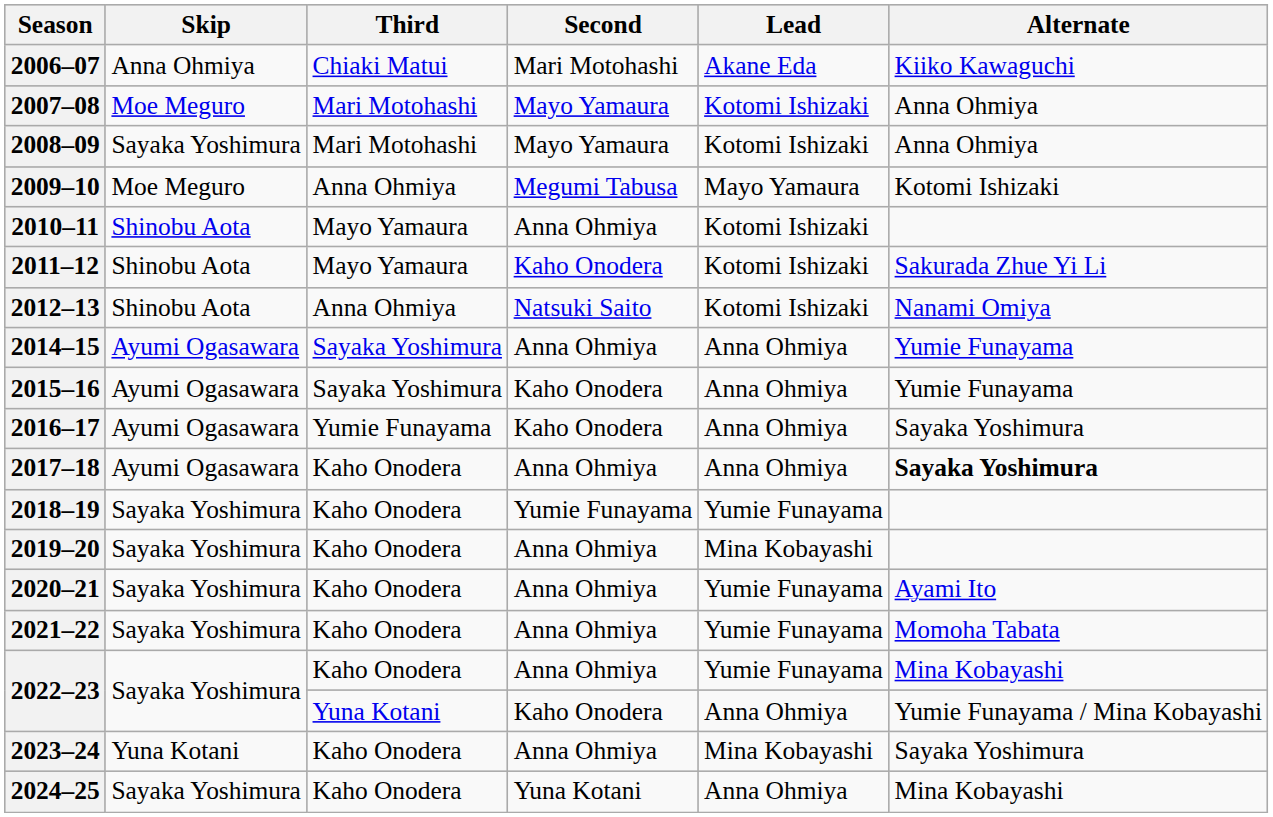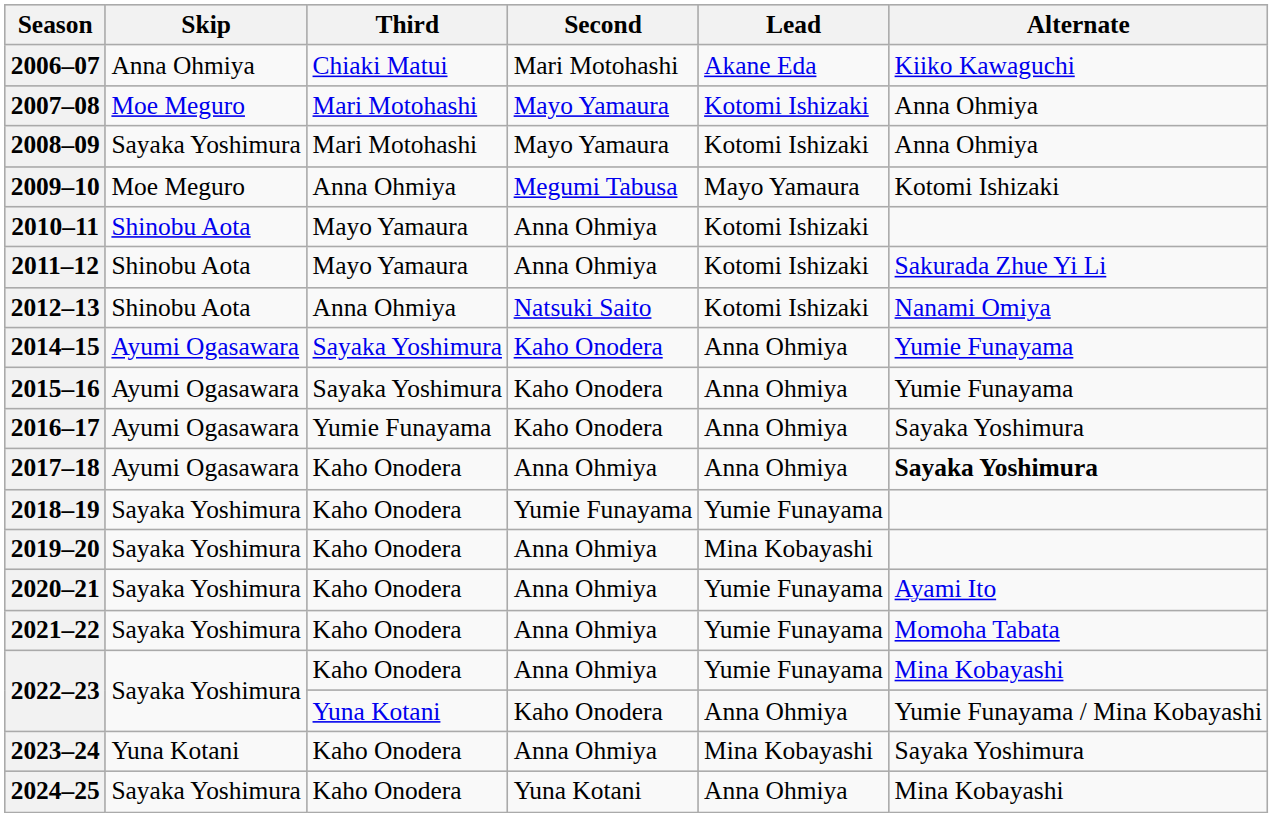(588, 266) Kaho Onodera -> (585, 266) Anna Ohmiya
(585, 347) Anna Ohmiya -> (588, 347) Kaho Onodera
